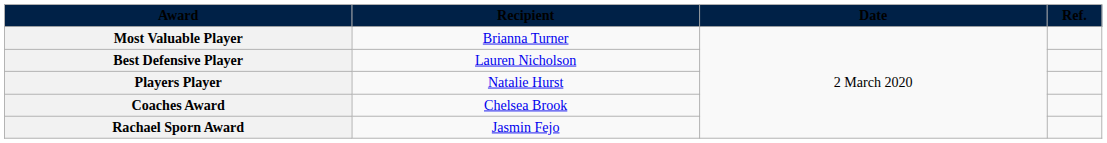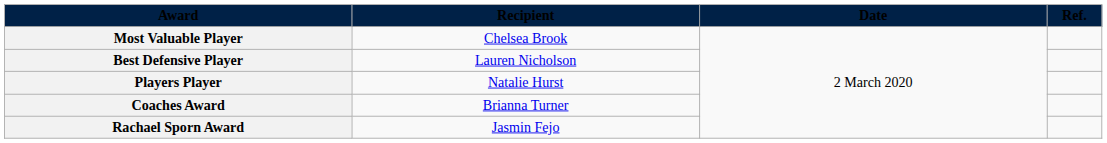(526, 37) Brianna Turner -> (526, 37) Chelsea Brook
(526, 104) Chelsea Brook -> (526, 104) Brianna Turner
